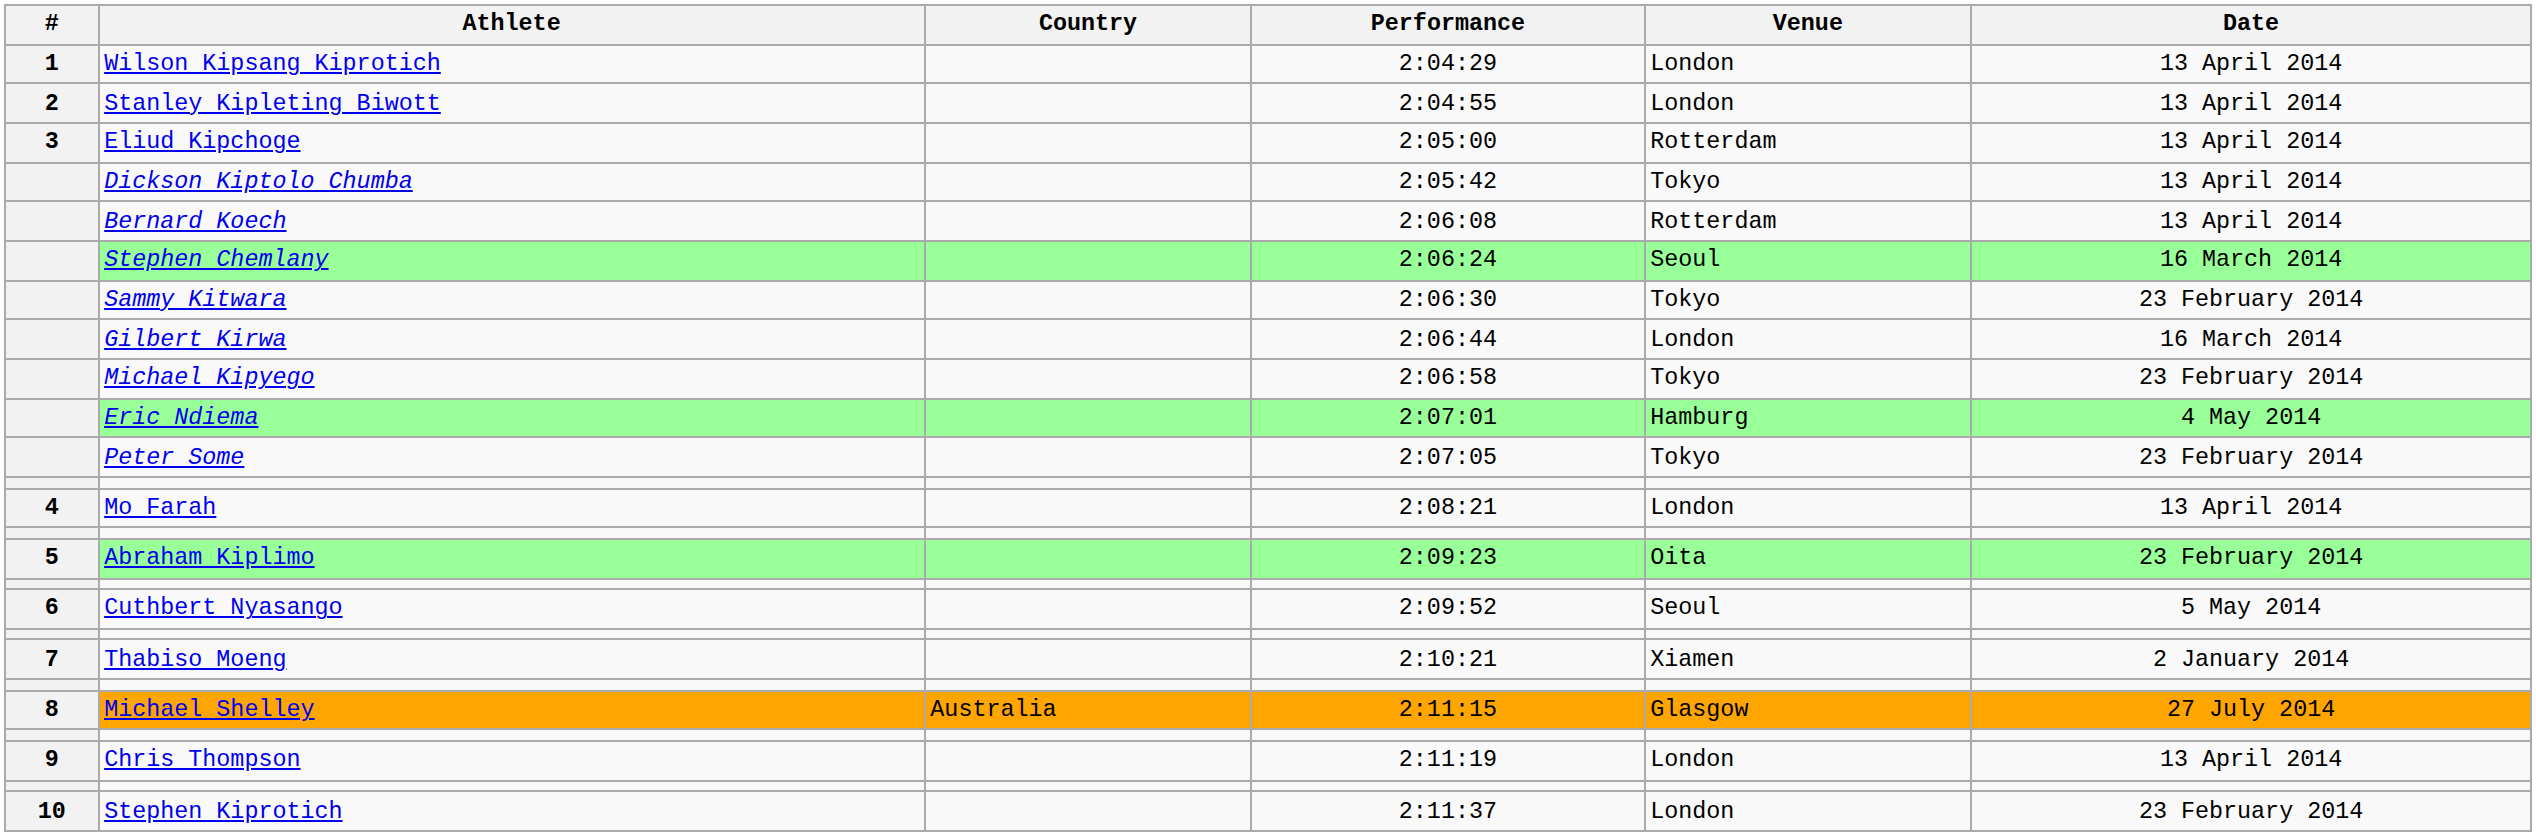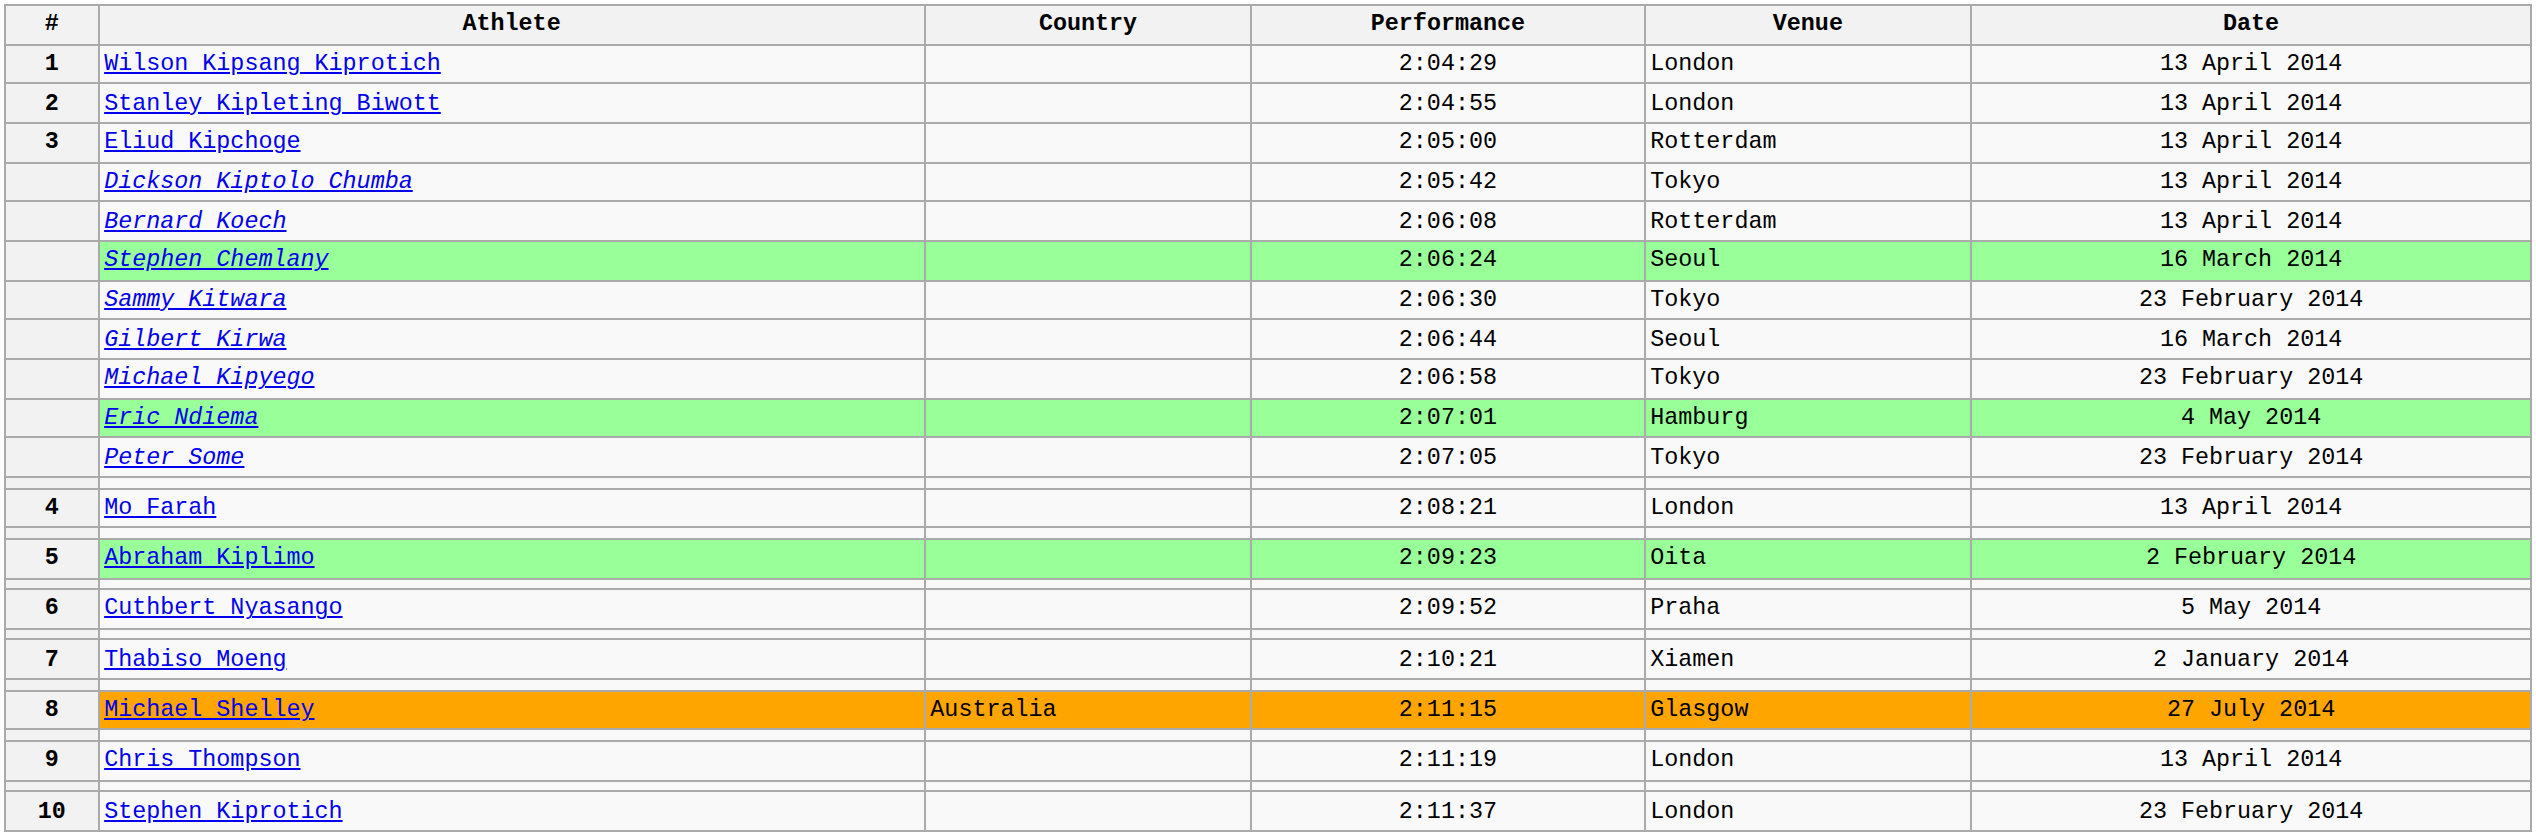(1692, 339) London -> (1685, 339) Seoul
(2251, 558) 23 February 2014 -> (2251, 558) 2 February 2014
(1685, 609) Seoul -> (1685, 609) Praha
